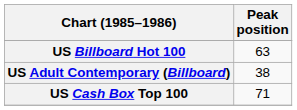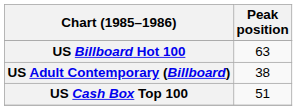(263, 94) 71 -> (263, 94) 51
